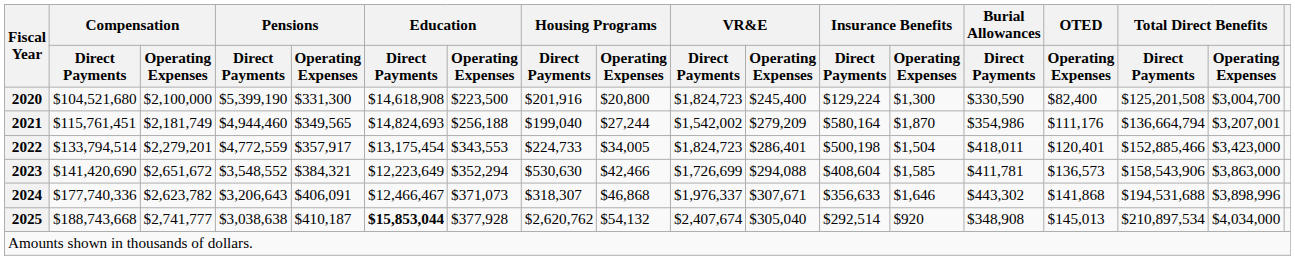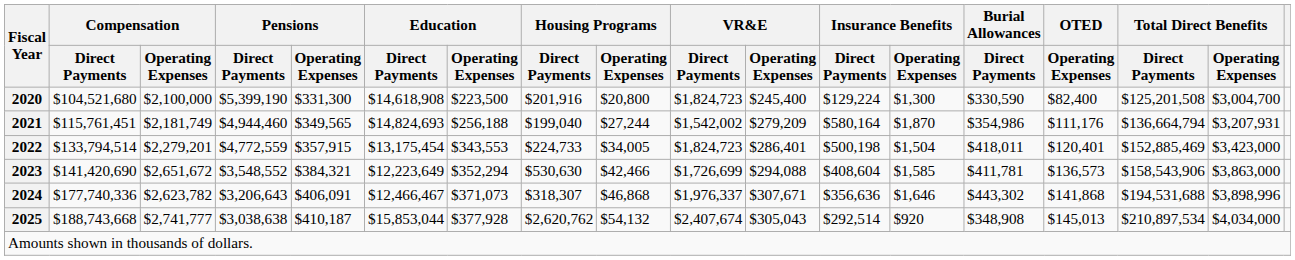(1246, 123) $3,207,001 -> (1246, 123) $3,207,931
(323, 147) $357,917 -> (323, 147) $357,915
(1163, 147) $152,885,466 -> (1163, 147) $152,885,469
(852, 195) $356,633 -> (852, 195) $356,636
(406, 219) bold -> (406, 219) normal
(778, 219) $305,040 -> (778, 219) $305,043
